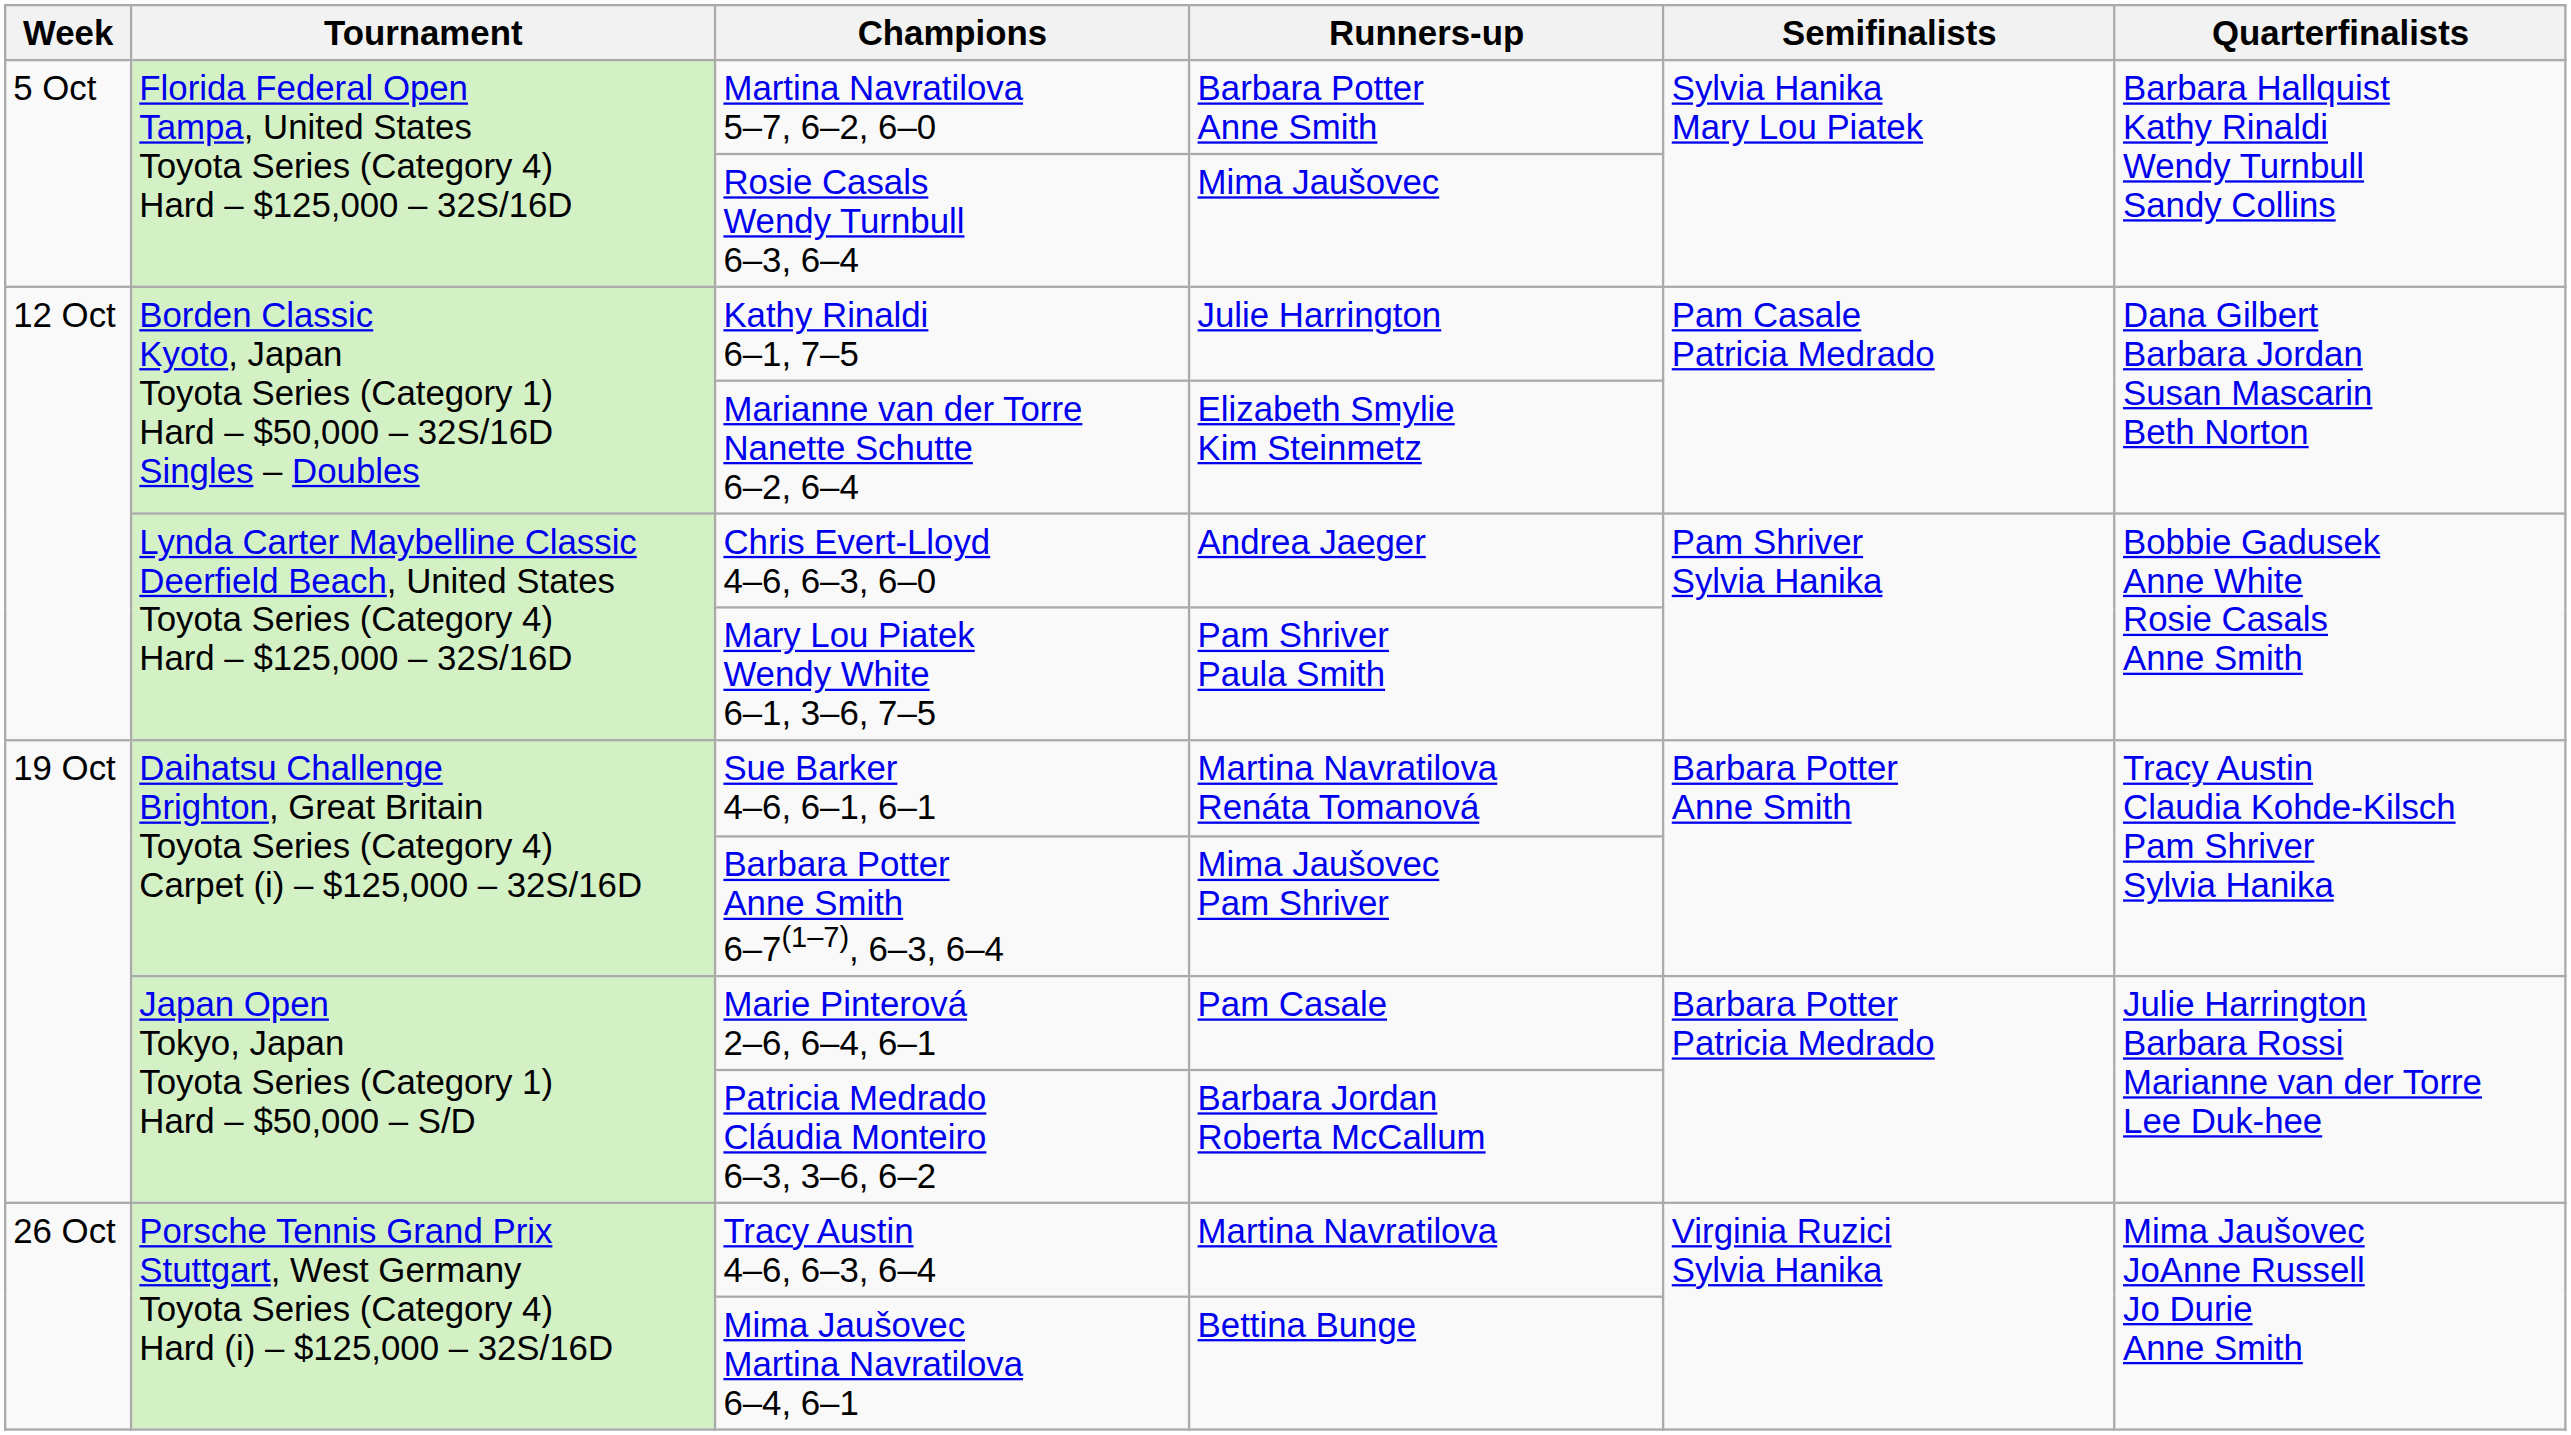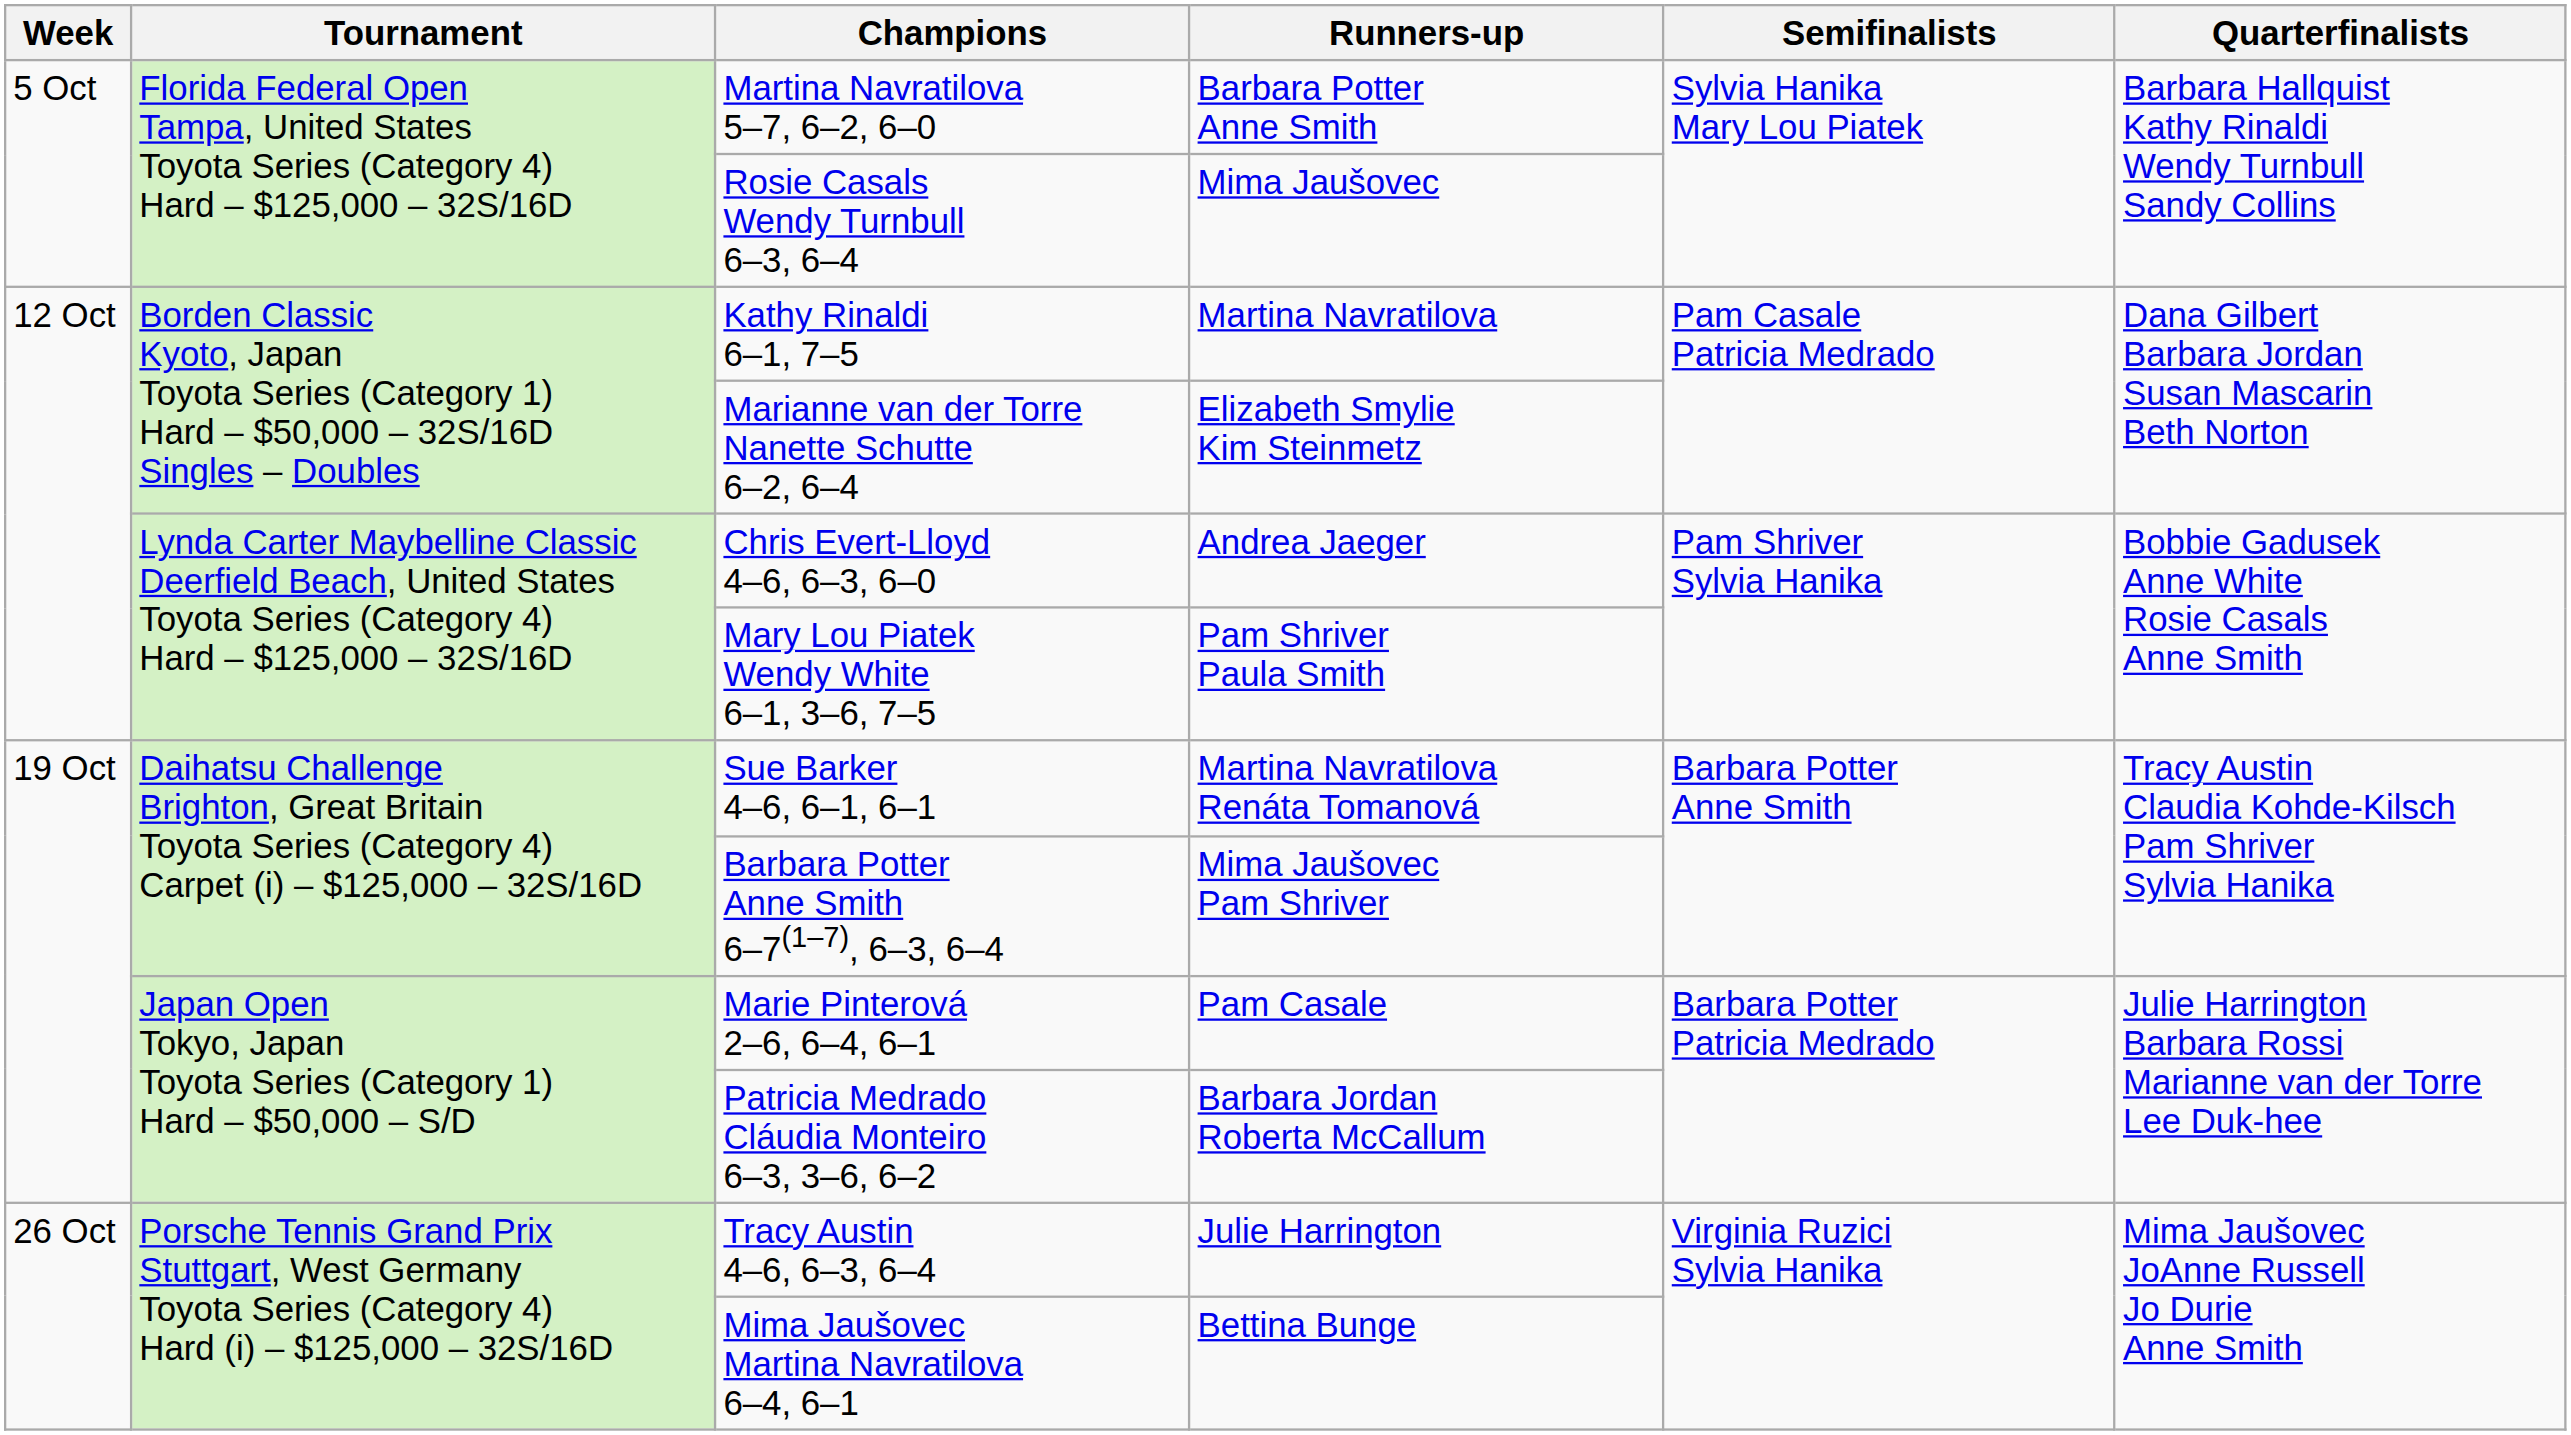(1319, 315) Julie Harrington -> (1347, 315) Martina Navratilova
(1347, 1230) Martina Navratilova -> (1319, 1230) Julie Harrington
